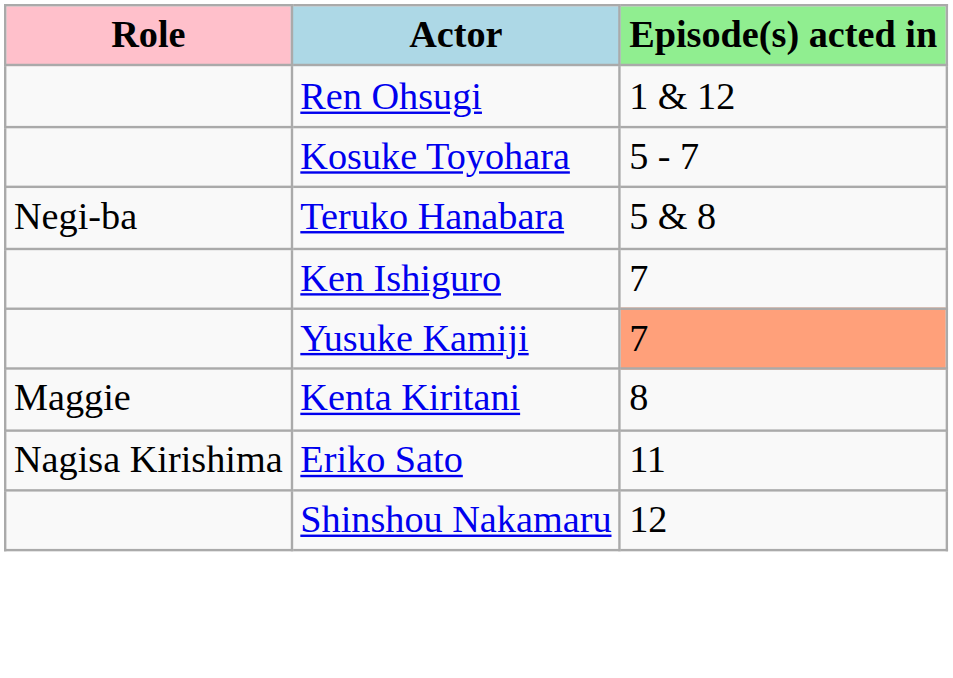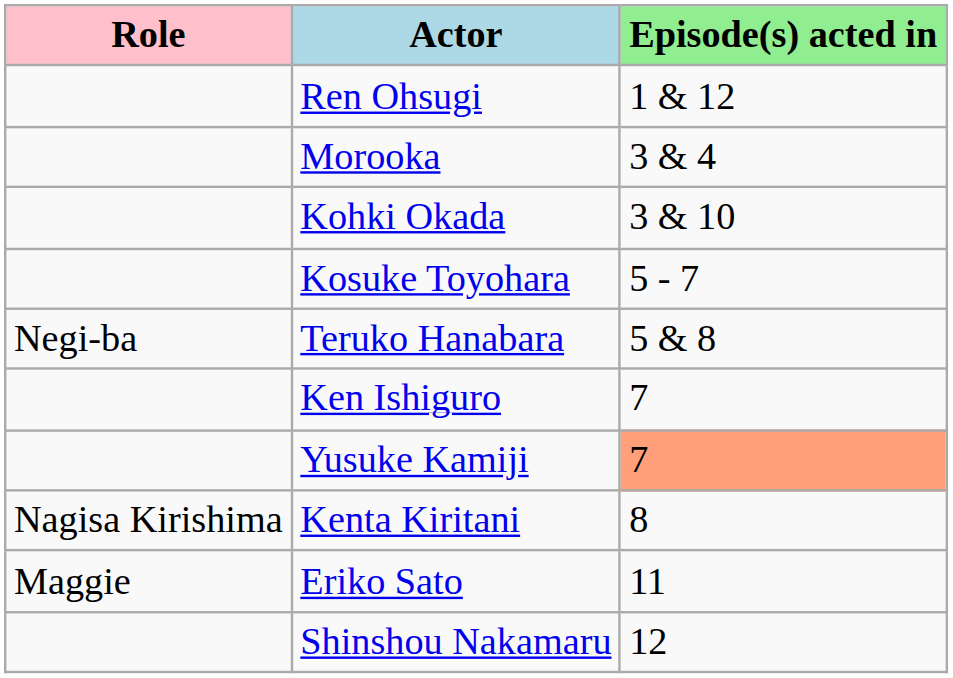+ row: (370, 156)
+ row: (403, 216)
(72, 398) Maggie -> (148, 519) Nagisa Kirishima
(148, 459) Nagisa Kirishima -> (72, 580) Maggie
